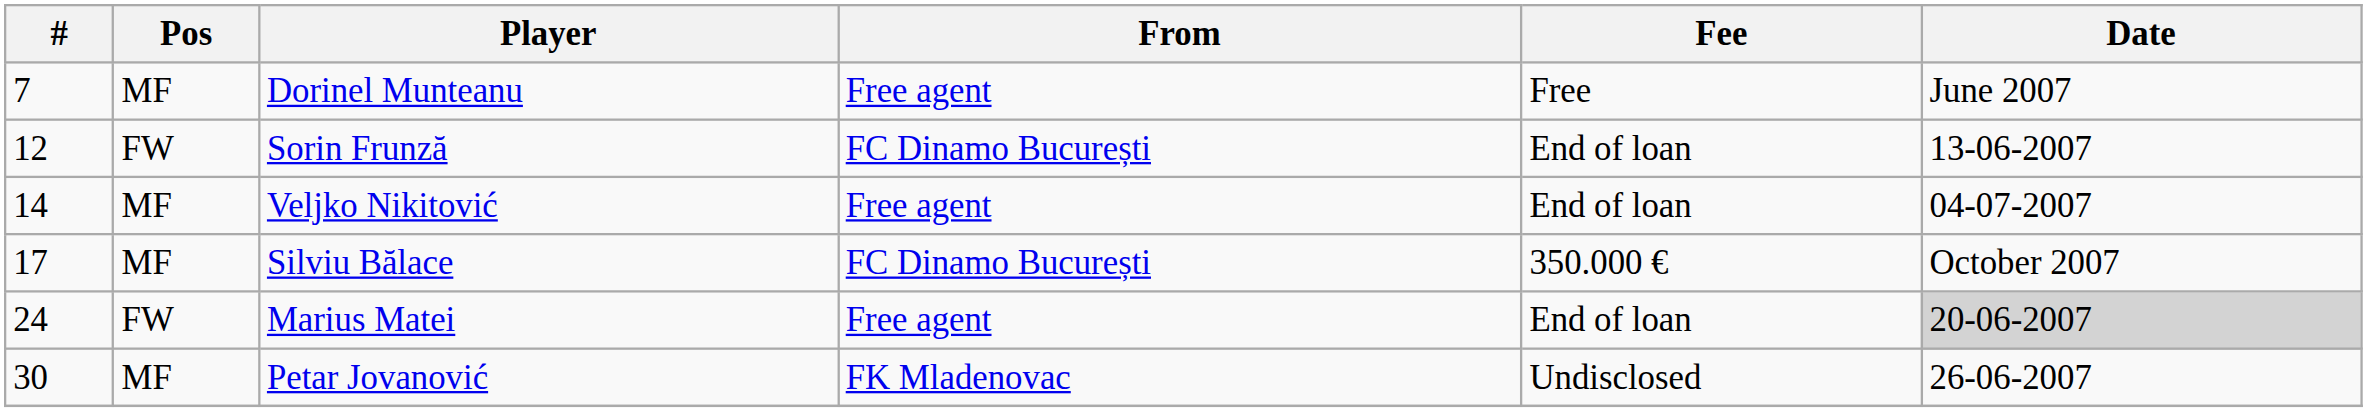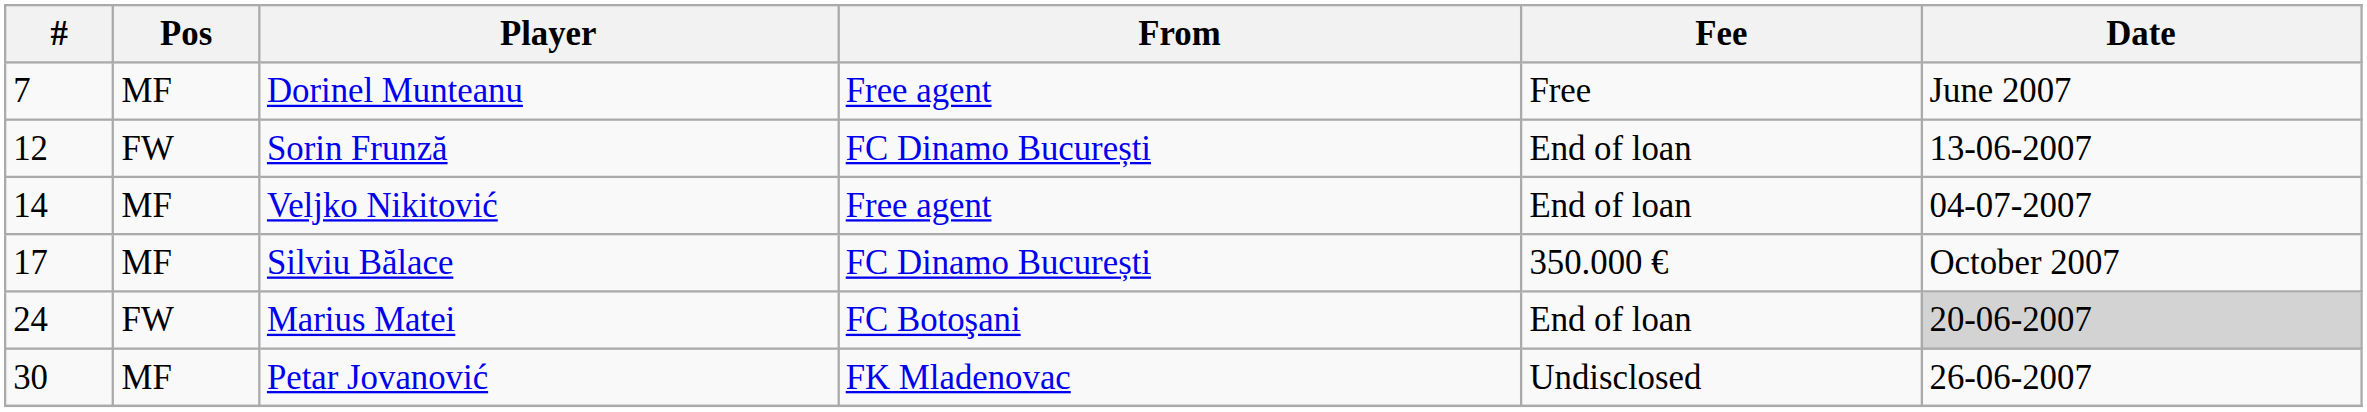(919, 320) Free agent -> (933, 320) FC Botoşani
